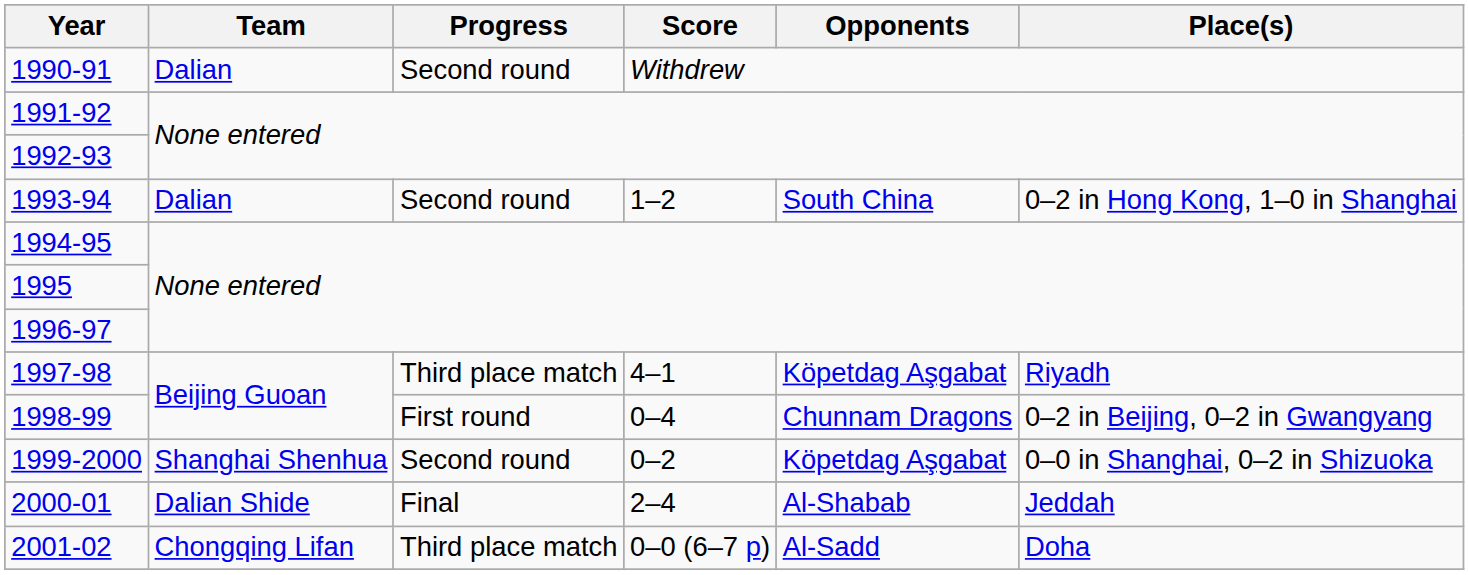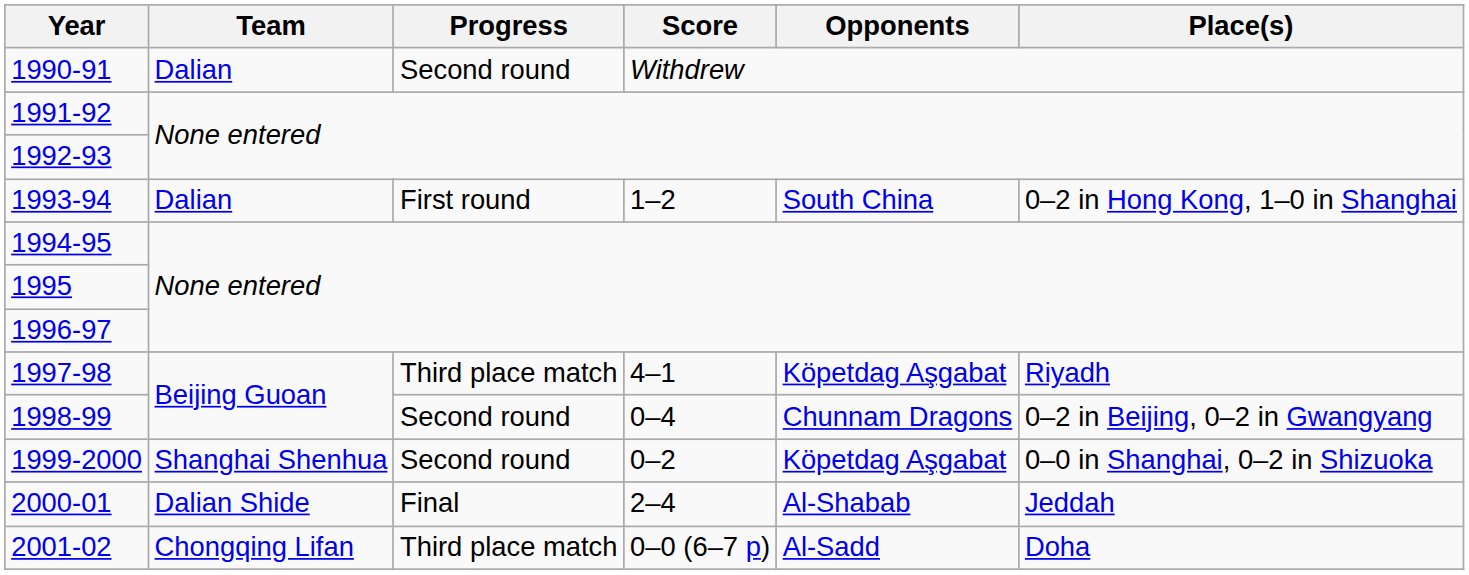(485, 199) Second round -> (465, 199) First round
(465, 416) First round -> (485, 416) Second round
